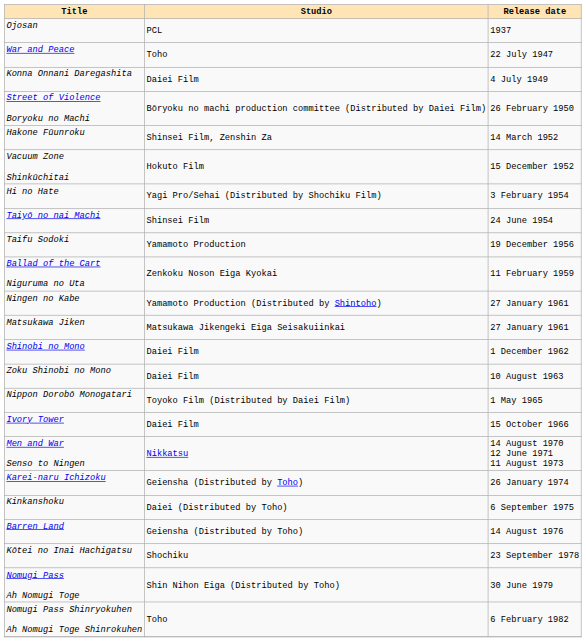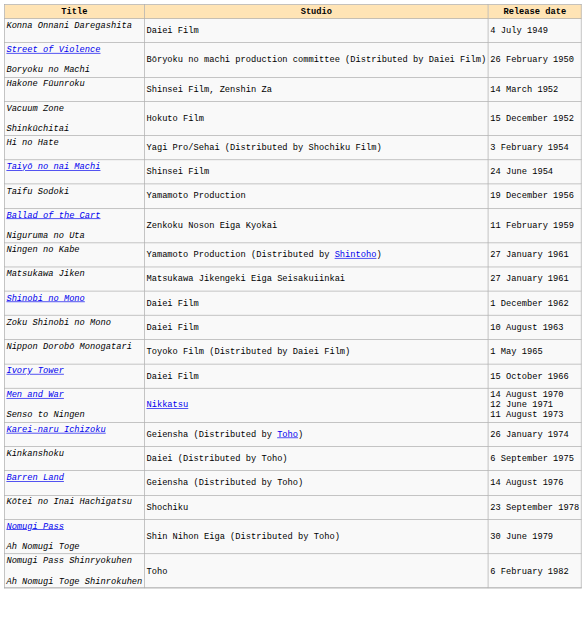- row: (22, 26)
- row: (40, 50)
